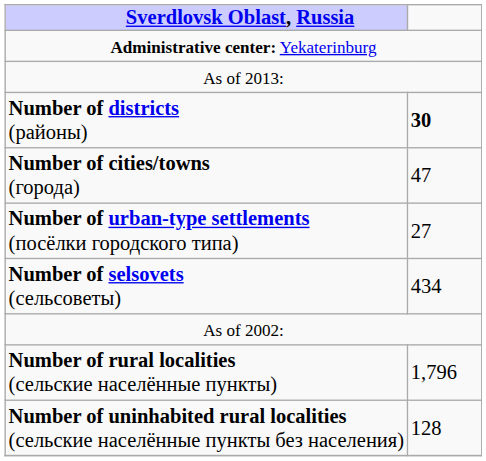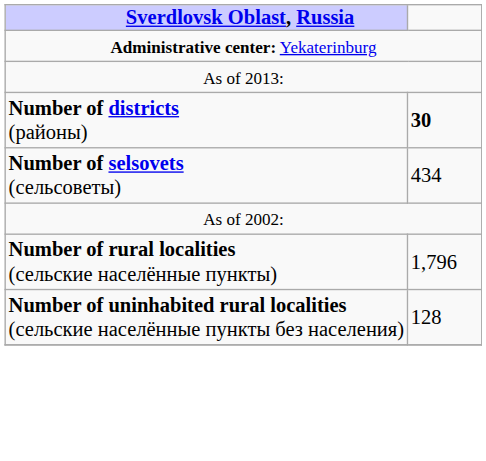- row: (109, 175)
- row: (159, 230)
